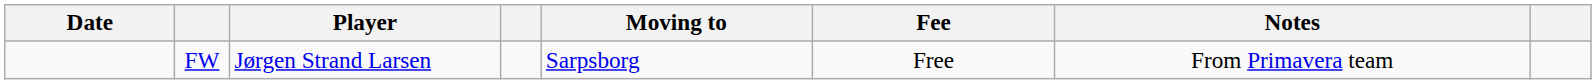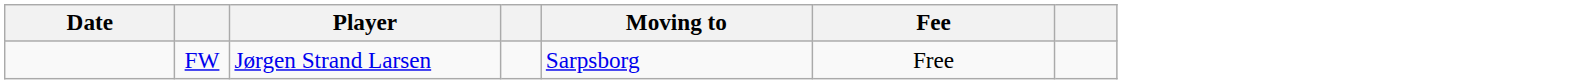- column: (1292, 22)
